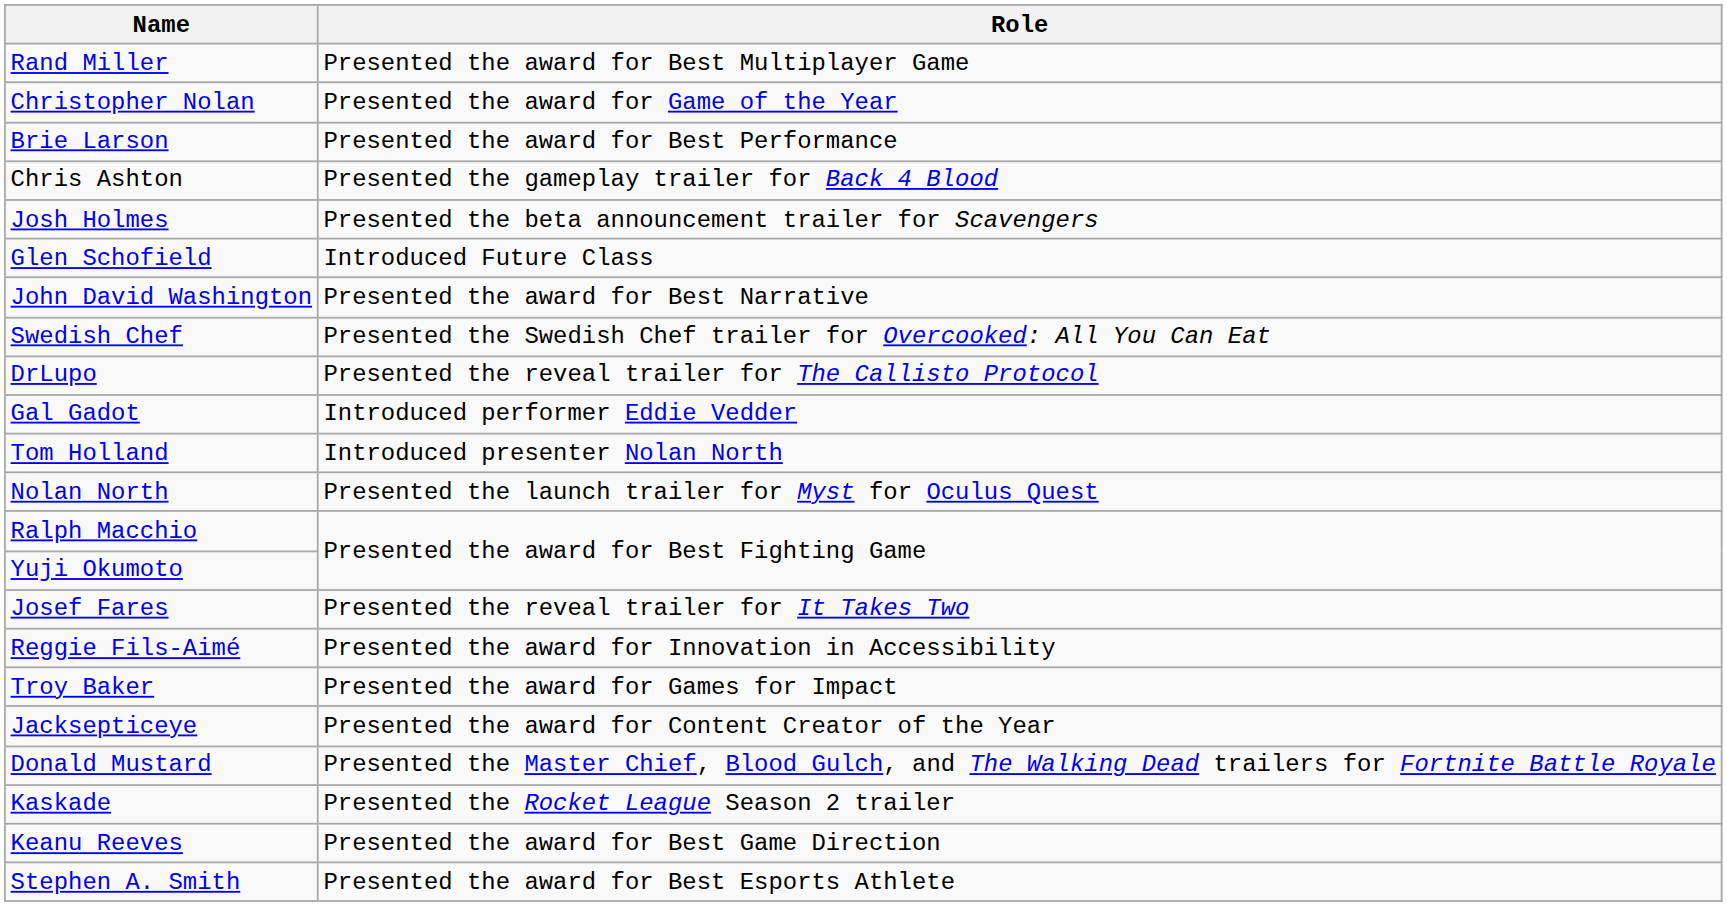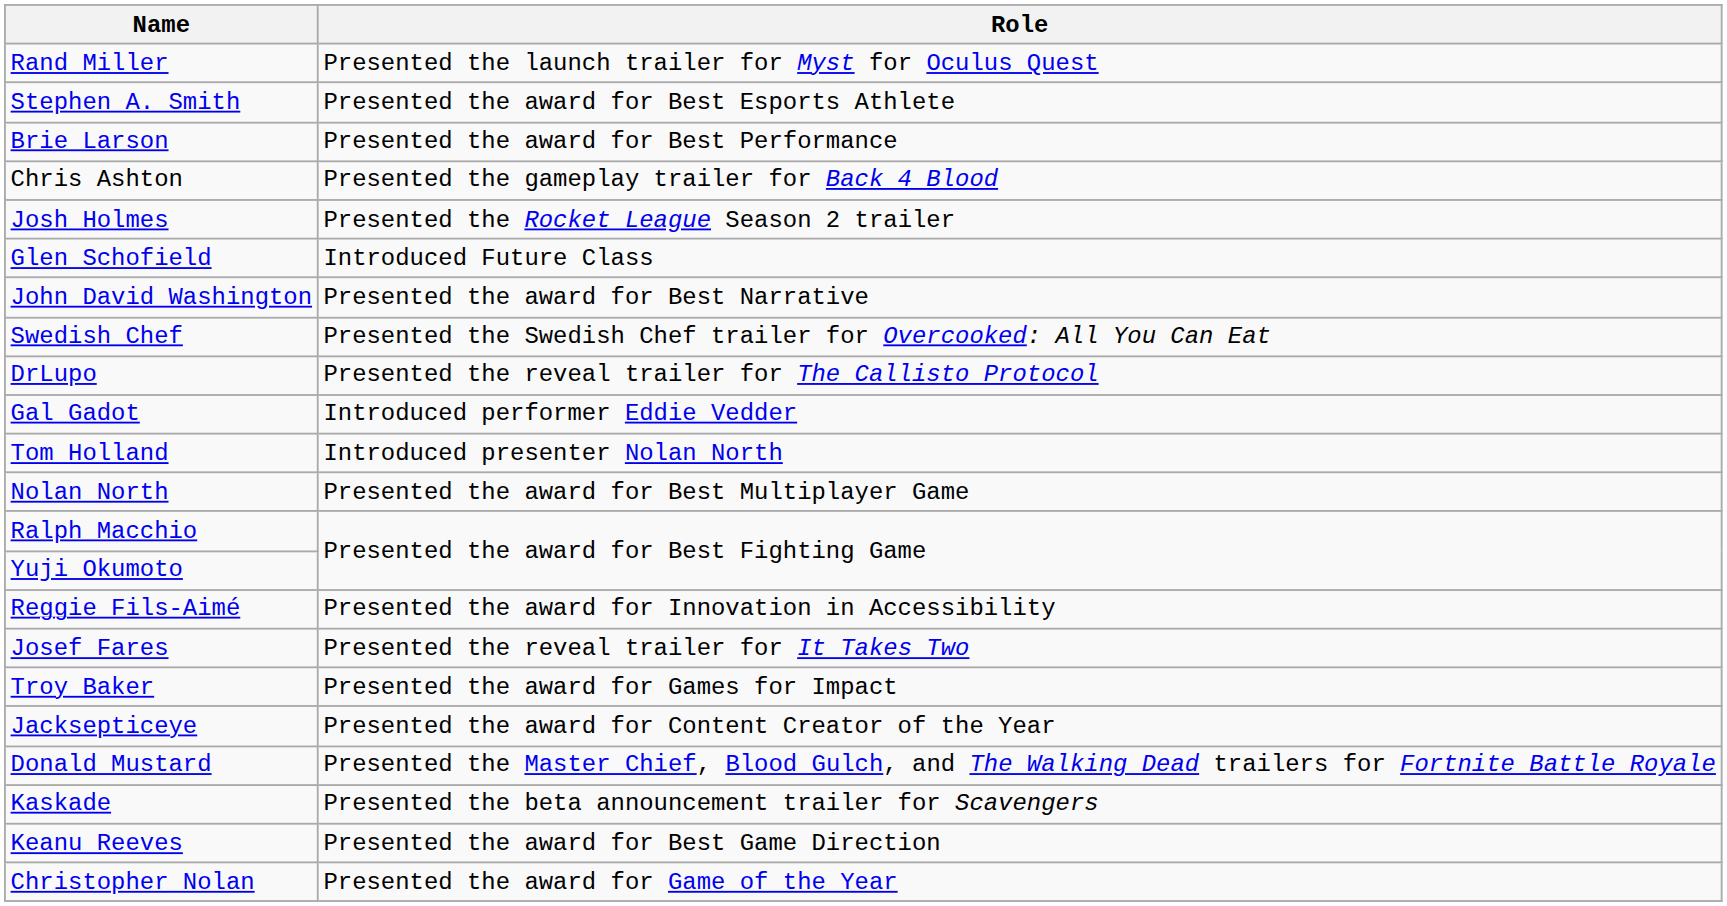(646, 63) Presented the award for Best Multiplayer Game -> (711, 63) Presented the launch trailer for Myst for Oculus Quest
rows swapped: (125, 882) <-> (133, 102)
(711, 219) Presented the beta announcement trailer for Scavengers -> (639, 219) Presented the Rocket League Season 2 trailer
(711, 492) Presented the launch trailer for Myst for Oculus Quest -> (646, 492) Presented the award for Best Multiplayer Game
rows swapped: (90, 609) <-> (125, 648)
(639, 804) Presented the Rocket League Season 2 trailer -> (711, 804) Presented the beta announcement trailer for Scavengers
